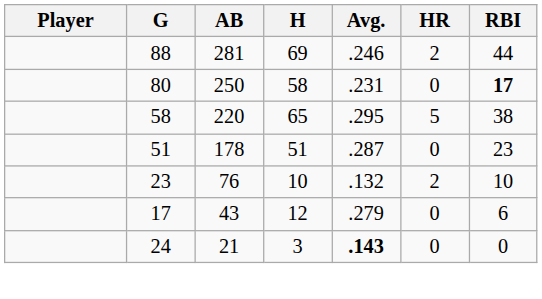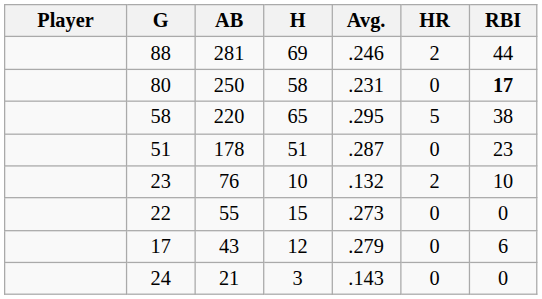+ row: (161, 213)
(366, 246) bold -> (366, 278) normal
